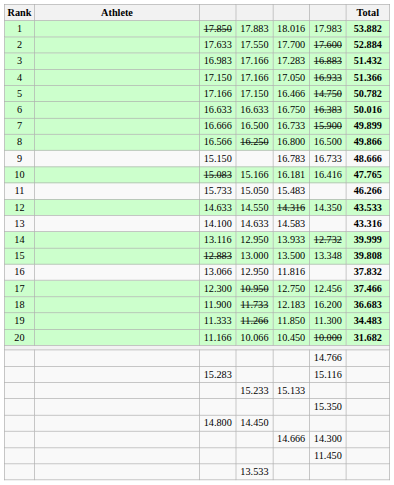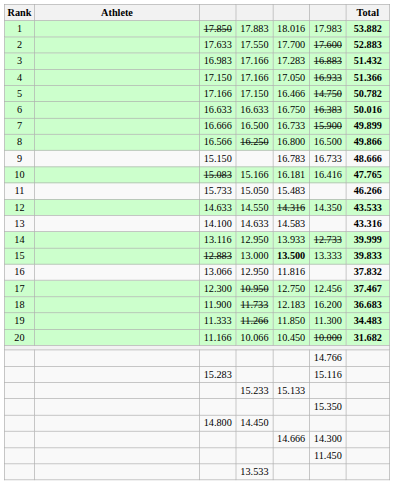(368, 45) 52.884 -> (368, 45) 52.883
(328, 239) 12.732 -> (328, 239) 12.733
(291, 256) normal -> (291, 256) bold
(328, 256) 13.348 -> (328, 256) 13.333
(368, 256) 39.808 -> (368, 256) 39.833
(368, 288) 37.466 -> (368, 288) 37.467
